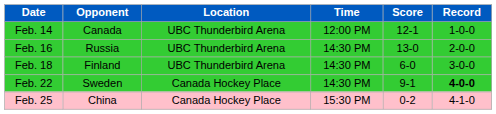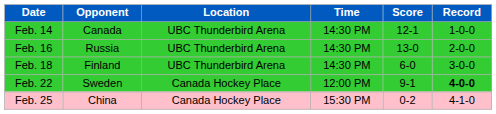(347, 30) 12:00 PM -> (347, 30) 14:30 PM
(347, 83) 14:30 PM -> (347, 83) 12:00 PM
